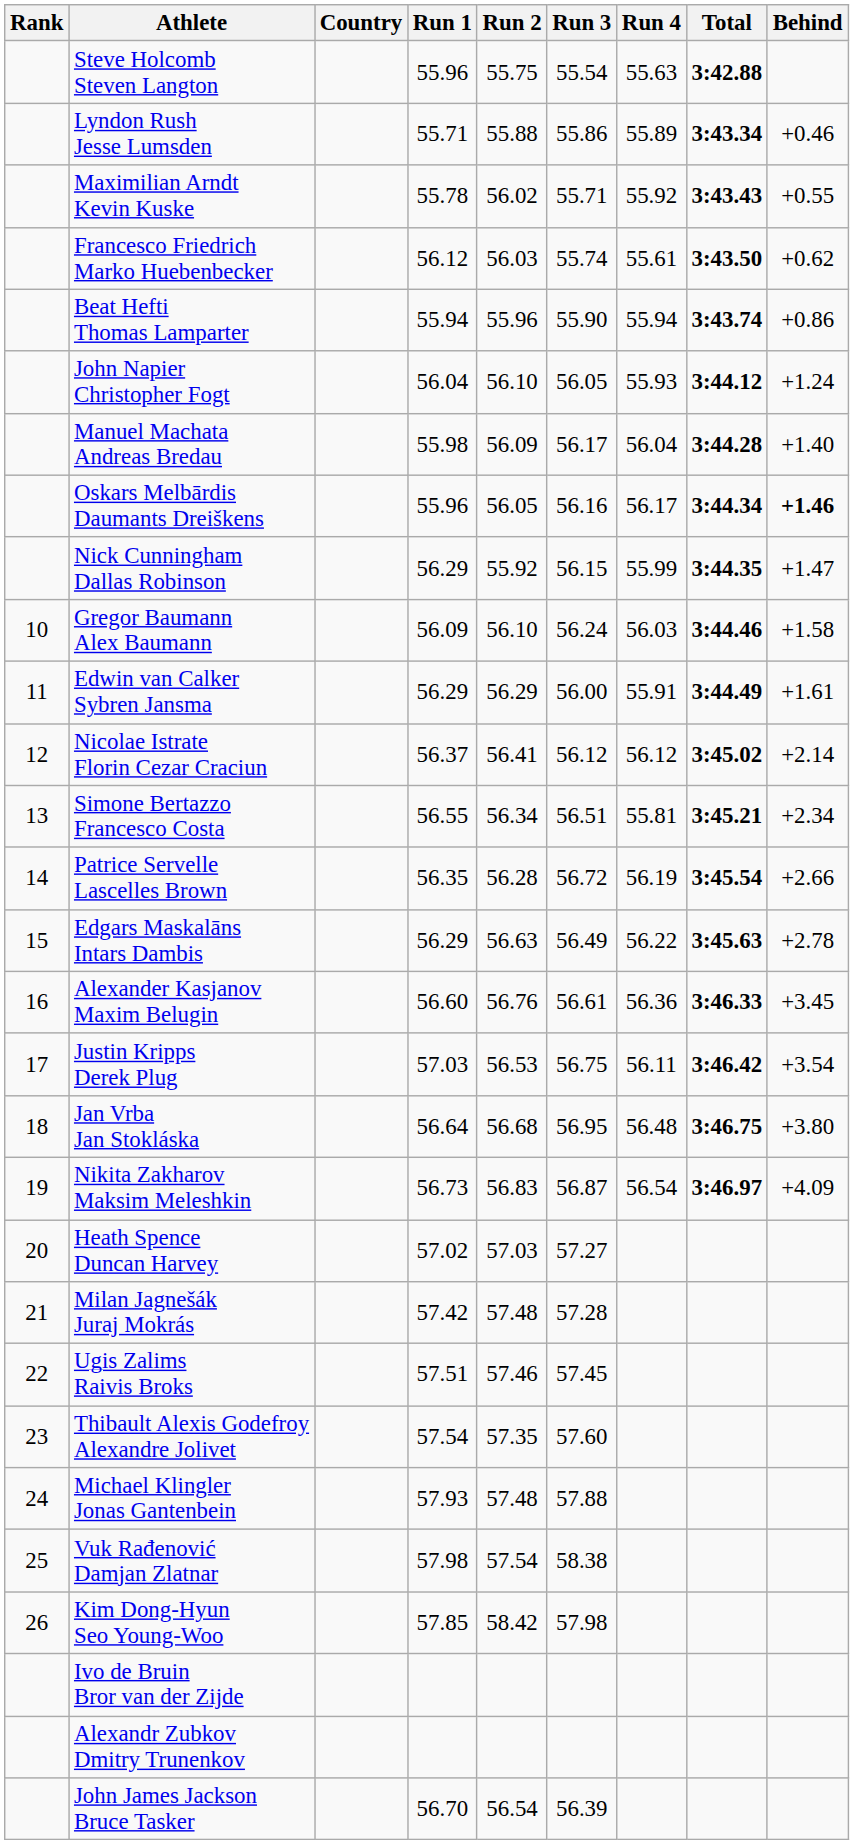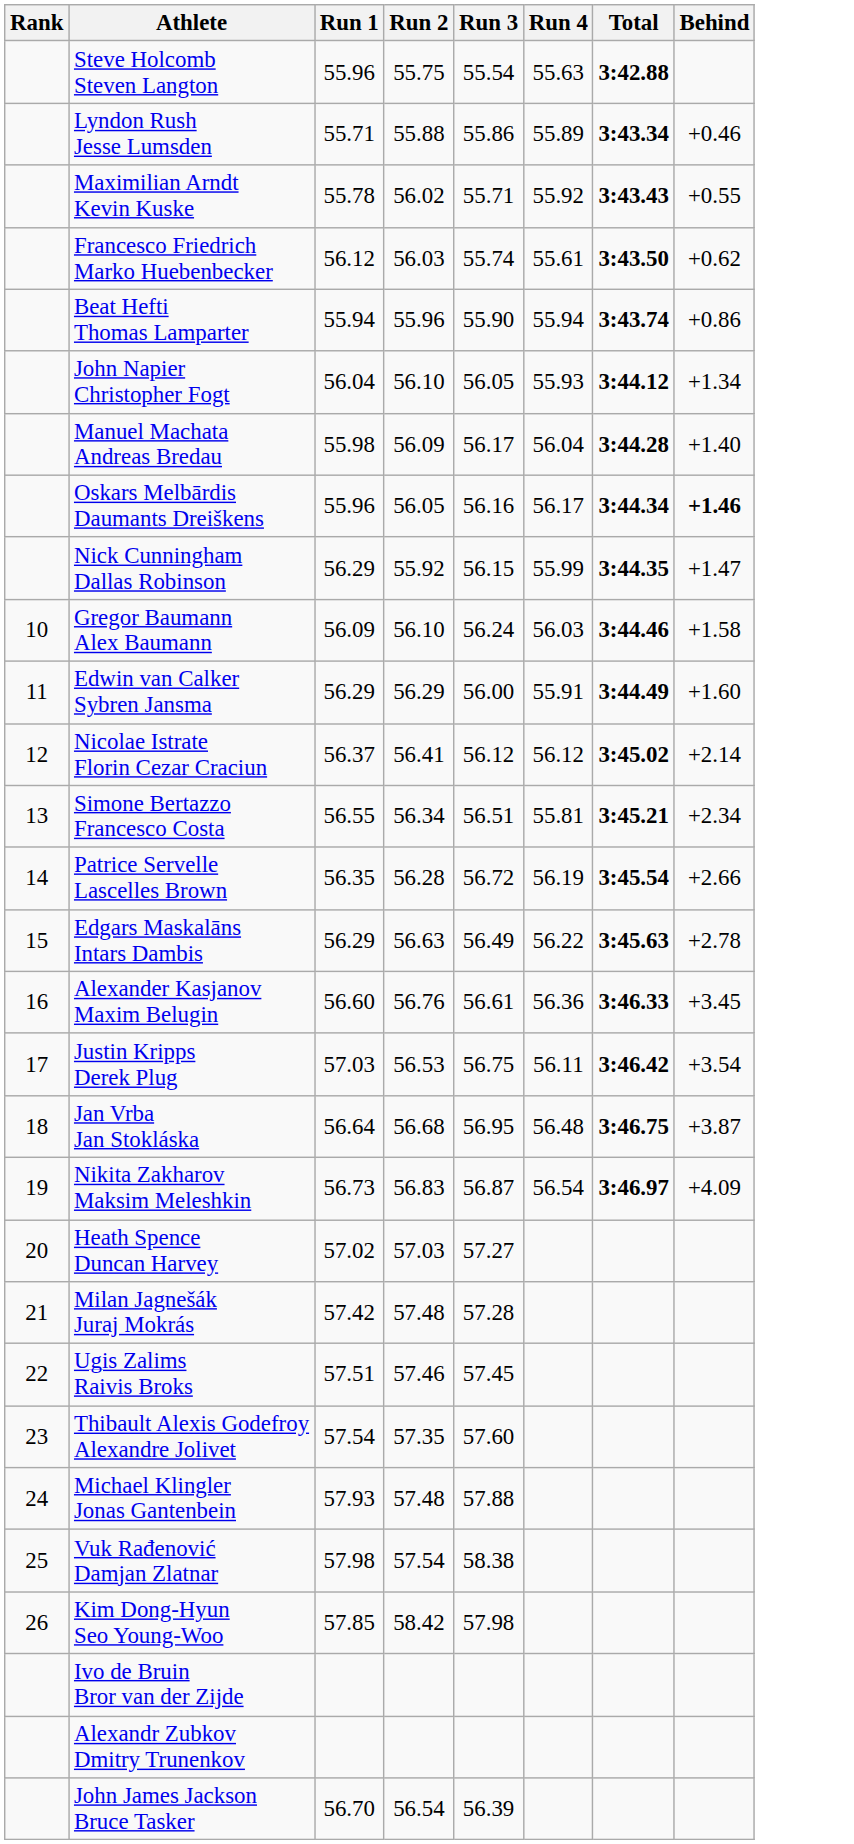- column: (361, 22)
(808, 381) +1.24 -> (714, 381) +1.34
(808, 692) +1.61 -> (714, 692) +1.60
(808, 1126) +3.80 -> (714, 1126) +3.87
